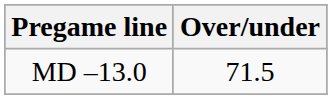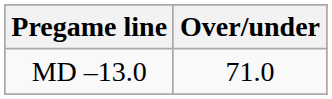(250, 71) 71.5 -> (250, 71) 71.0
